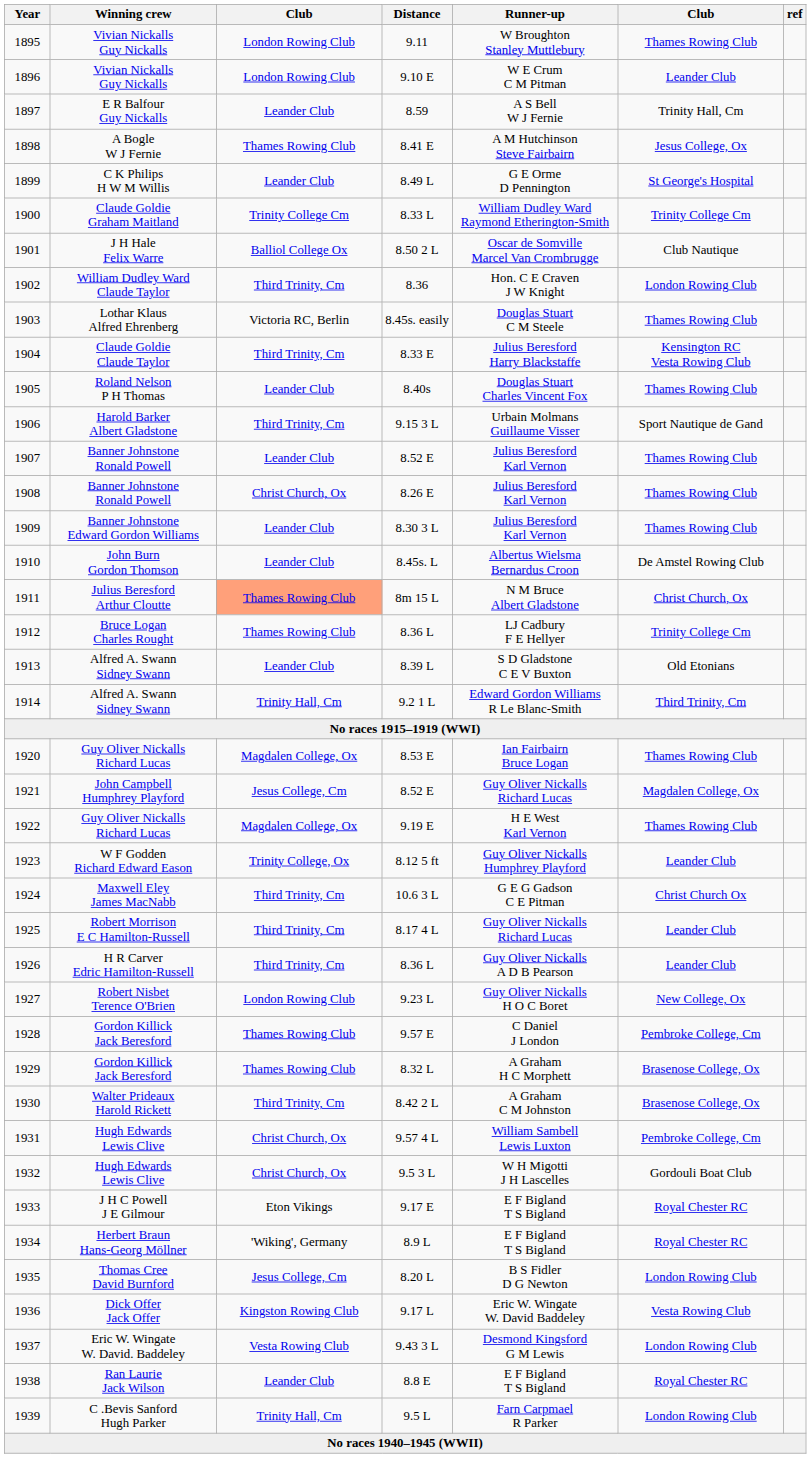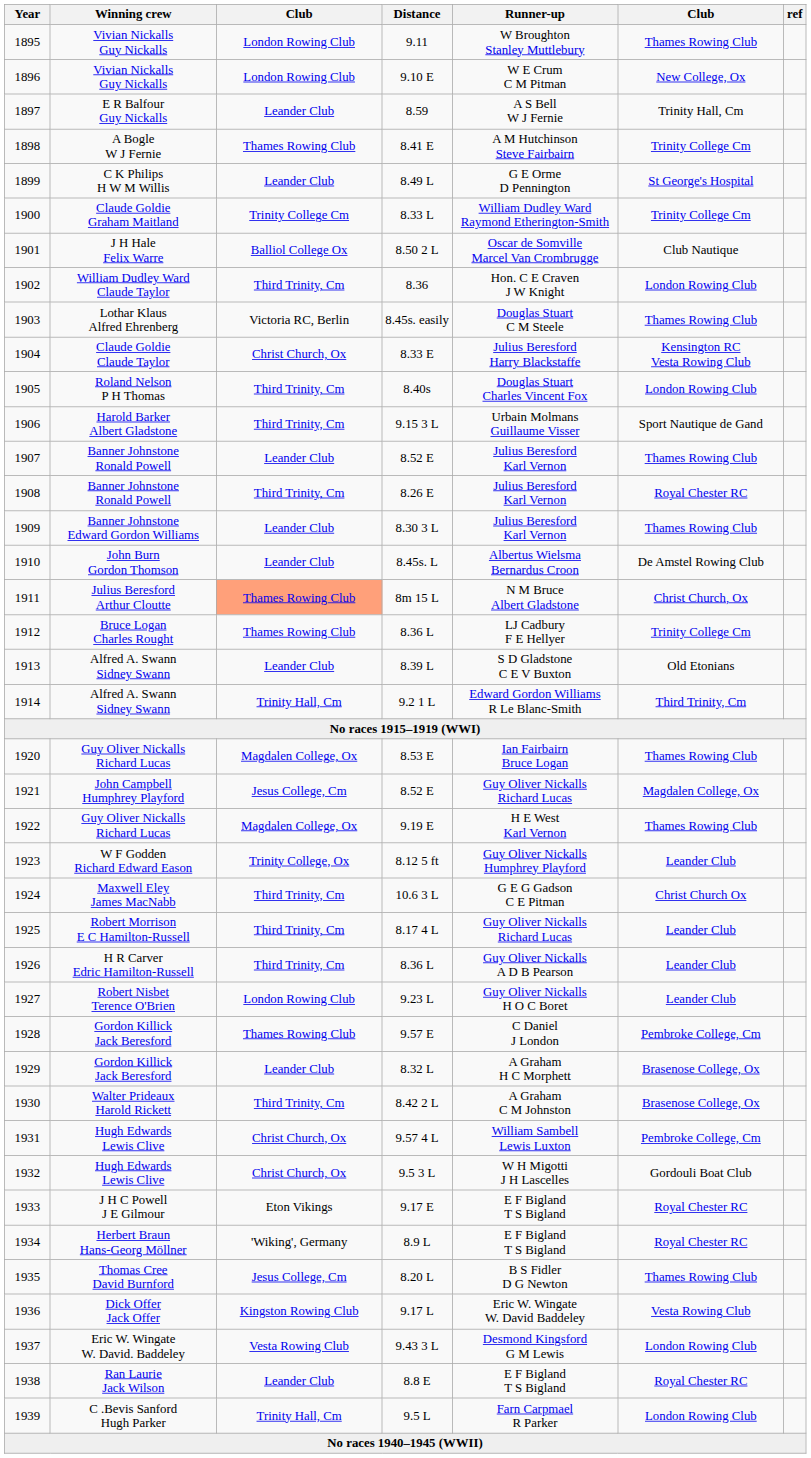(701, 76) Leander Club -> (701, 76) New College, Ox
(701, 146) Jesus College, Ox -> (701, 146) Trinity College Cm
(299, 354) Third Trinity, Cm -> (299, 354) Christ Church, Ox
(299, 389) Leander Club -> (299, 389) Third Trinity, Cm
(701, 389) Thames Rowing Club -> (701, 389) London Rowing Club
(299, 493) Christ Church, Ox -> (299, 493) Third Trinity, Cm
(701, 493) Thames Rowing Club -> (701, 493) Royal Chester RC
(701, 999) New College, Ox -> (701, 999) Leander Club
(299, 1068) Thames Rowing Club -> (299, 1068) Leander Club
(701, 1276) London Rowing Club -> (701, 1276) Thames Rowing Club
